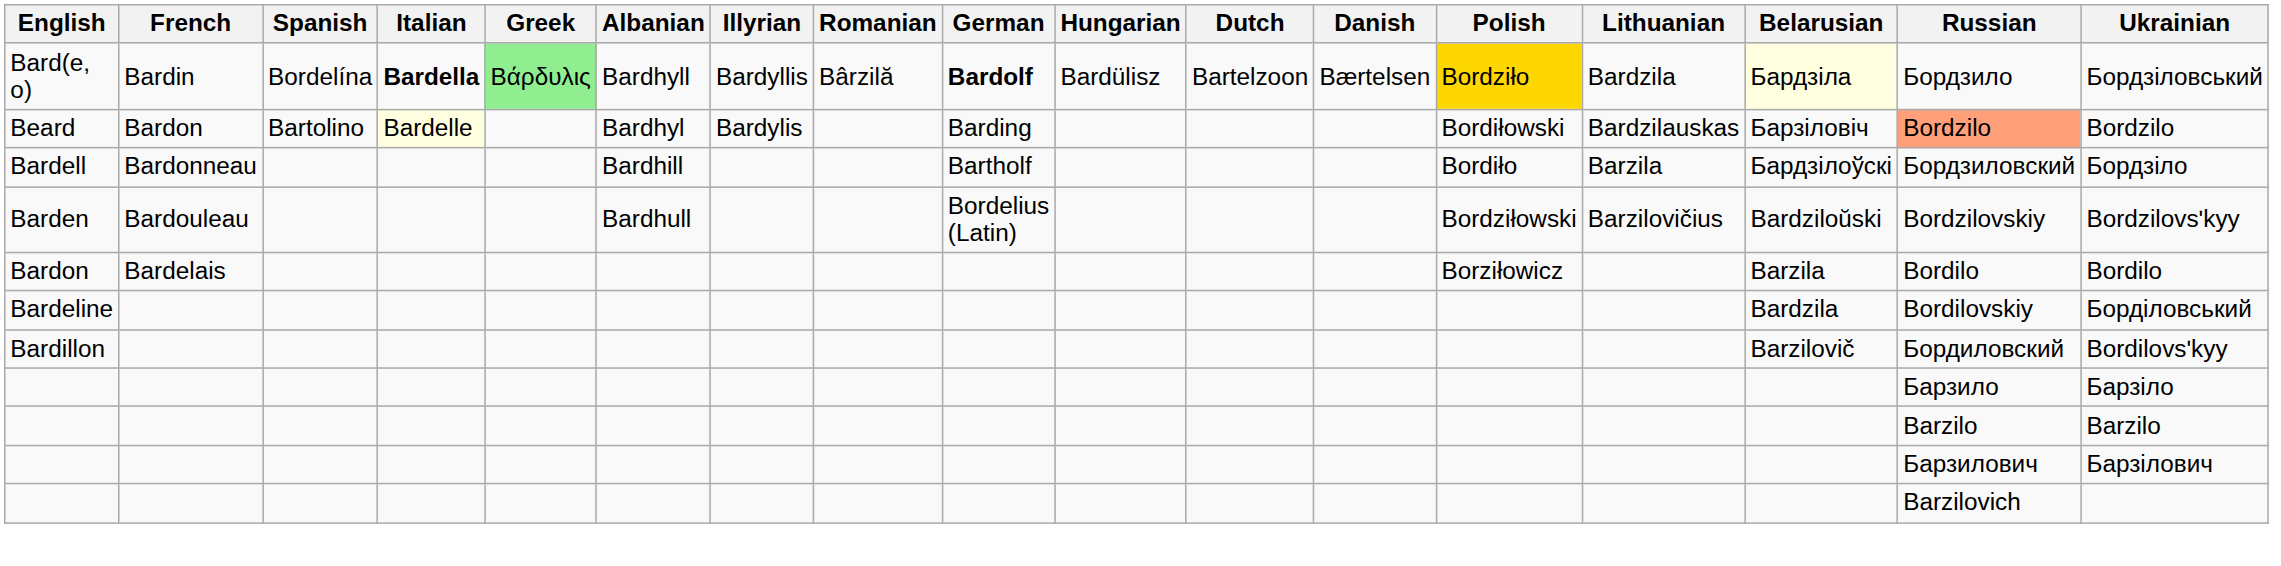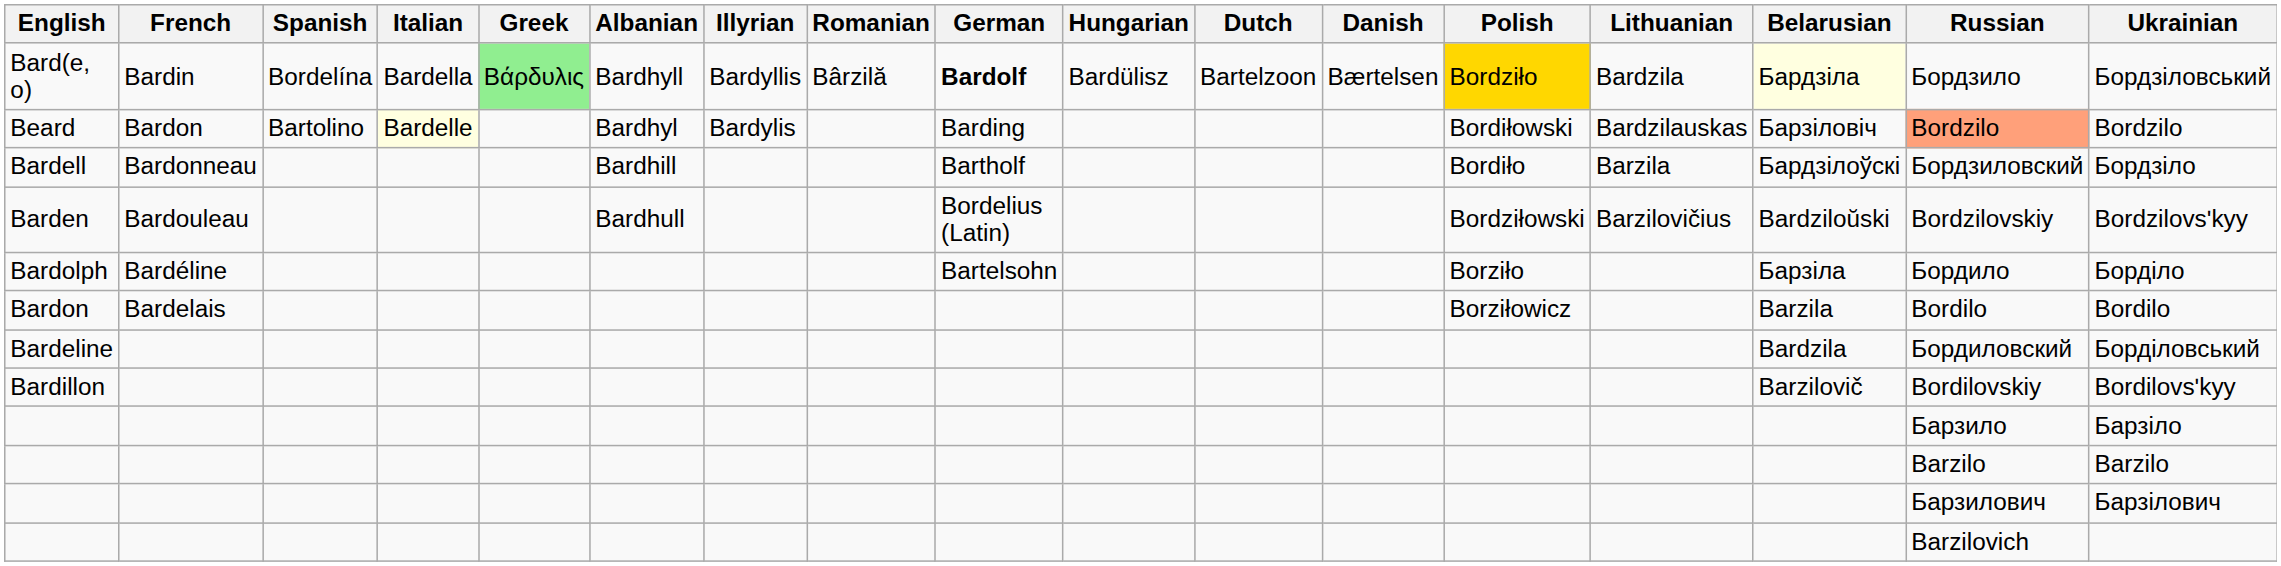(431, 76) bold -> (428, 76) normal
+ row: (59, 271)
(1968, 309) Bordilovskiy -> (1992, 348) Бордиловский
(1984, 348) Бордиловский -> (1976, 387) Bordilovskiy
